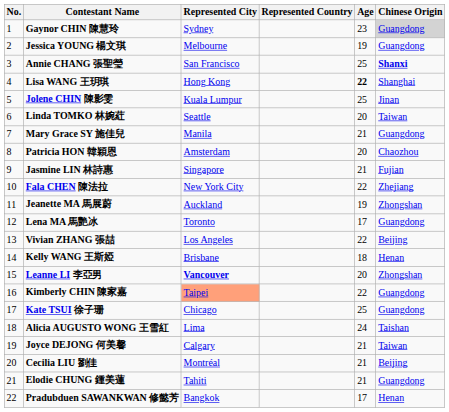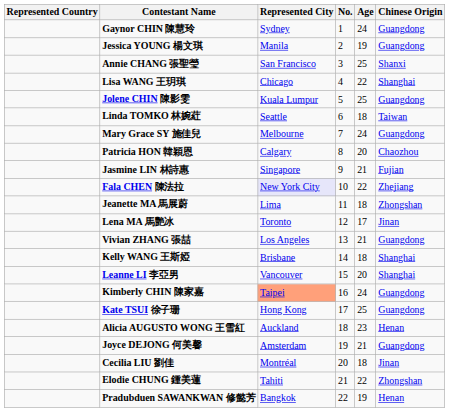columns swapped: (14, 12) <-> (307, 12)
(362, 29) 23 -> (362, 29) 24
(401, 29) lightgrey background -> (401, 29) no background
(205, 46) Melbourne -> (274, 46) Manila
(393, 64) bold -> (392, 64) normal
(207, 81) Hong Kong -> (277, 81) Chicago
(362, 81) bold -> (362, 81) normal
(389, 99) Jinan -> (401, 99) Guangdong
(362, 116) 20 -> (362, 116) 18
(198, 134) Manila -> (282, 134) Melbourne
(362, 134) 21 -> (362, 134) 24
(207, 152) Amsterdam -> (276, 152) Calgary
(214, 187) no background -> (290, 187) lavender background
(203, 204) Auckland -> (270, 204) Lima
(362, 204) 19 -> (362, 204) 18
(401, 222) Guangdong -> (389, 222) Jinan
(362, 240) 22 -> (362, 240) 21
(393, 240) Beijing -> (401, 240) Guangdong
(391, 257) Henan -> (397, 257) Shanghai
(206, 275) bold -> (281, 275) normal
(400, 275) Zhongshan -> (397, 275) Shanghai
(362, 292) 22 -> (362, 292) 24
(200, 310) Chicago -> (283, 310) Hong Kong
(194, 328) Lima -> (279, 328) Auckland
(362, 328) 24 -> (362, 328) 23
(394, 328) Taishan -> (391, 328) Henan
(199, 345) Calgary -> (283, 345) Amsterdam
(393, 345) Taiwan -> (401, 345) Guangdong
(362, 363) 21 -> (362, 363) 18
(393, 363) Beijing -> (389, 363) Jinan
(362, 380) 21 -> (362, 380) 22
(401, 380) Guangdong -> (400, 380) Zhongshan
(362, 398) 17 -> (362, 398) 19
